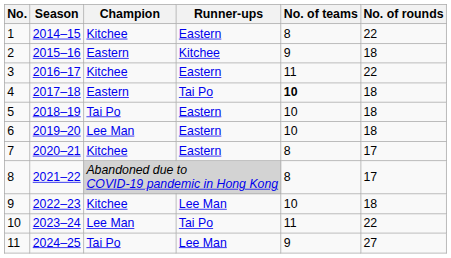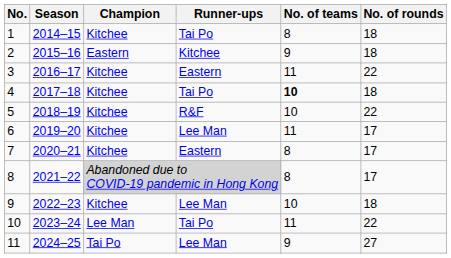(200, 33) Eastern -> (196, 33) Tai Po
(370, 33) 22 -> (370, 33) 18
(108, 92) Eastern -> (107, 92) Kitchee
(104, 111) Tai Po -> (107, 111) Kitchee
(200, 111) Eastern -> (191, 111) R&F
(370, 111) 18 -> (370, 111) 22
(110, 131) Lee Man -> (107, 131) Kitchee
(200, 131) Eastern -> (203, 131) Lee Man
(291, 131) 10 -> (290, 131) 11
(370, 131) 18 -> (370, 131) 17
